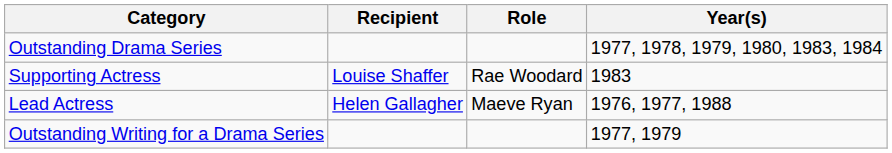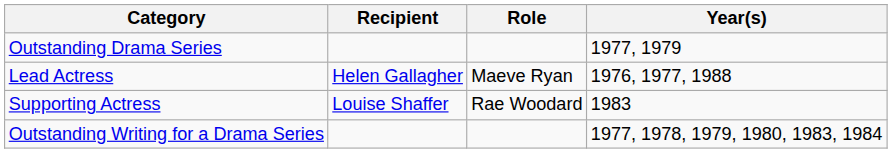(737, 47) 1977, 1978, 1979, 1980, 1983, 1984 -> (636, 47) 1977, 1979
rows swapped: (61, 104) <-> (85, 76)
(636, 133) 1977, 1979 -> (737, 133) 1977, 1978, 1979, 1980, 1983, 1984
